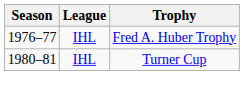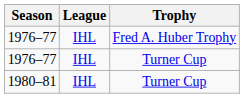+ row: (32, 59)
